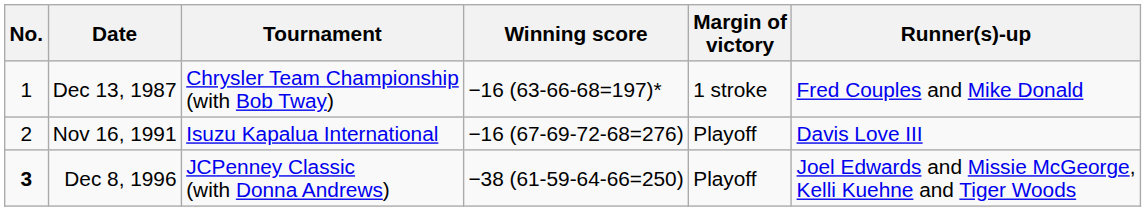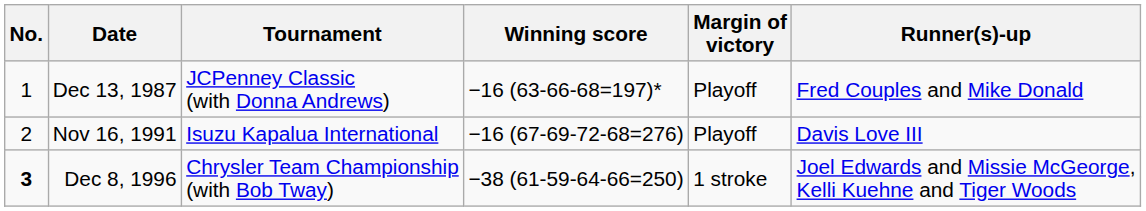(322, 89) Chrysler Team Championship (with Bob Tway) -> (288, 89) JCPenney Classic (with Donna Andrews)
(730, 89) 1 stroke -> (725, 89) Playoff
(288, 178) JCPenney Classic (with Donna Andrews) -> (322, 178) Chrysler Team Championship (with Bob Tway)
(725, 178) Playoff -> (730, 178) 1 stroke
